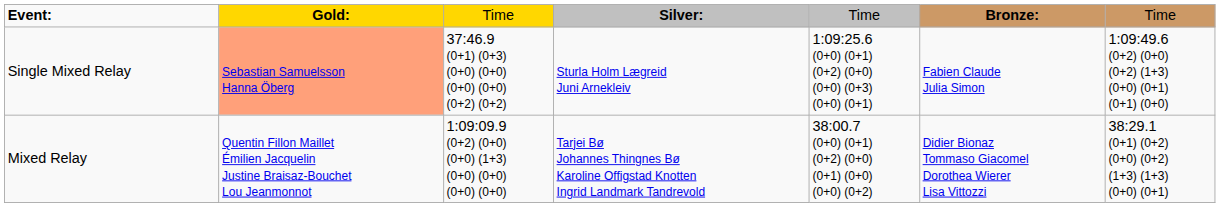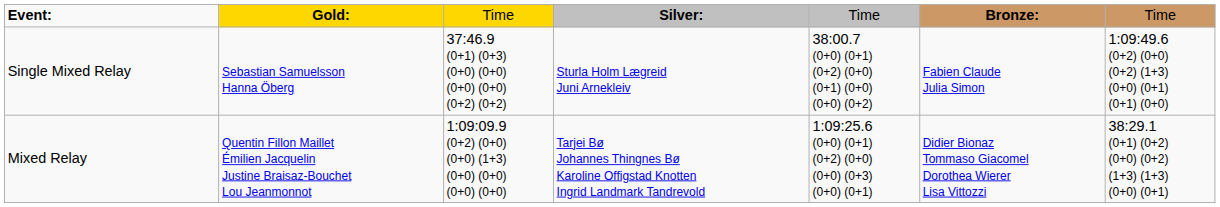(283, 80) lightsalmon background -> (283, 80) no background
(843, 71) 1:09:25.6 (0+0) (0+1) (0+2) (0+0) (0+0) (0+3) (0+0) (0+1) -> (843, 71) 38:00.7 (0+0) (0+1) (0+2) (0+0) (0+1) (0+0) (0+0) (0+2)
(843, 158) 38:00.7 (0+0) (0+1) (0+2) (0+0) (0+1) (0+0) (0+0) (0+2) -> (843, 158) 1:09:25.6 (0+0) (0+1) (0+2) (0+0) (0+0) (0+3) (0+0) (0+1)
